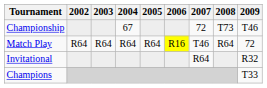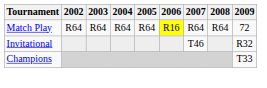- row: (36, 28)
(201, 43) T46 -> (196, 28) R64
(201, 59) R64 -> (196, 43) T46
